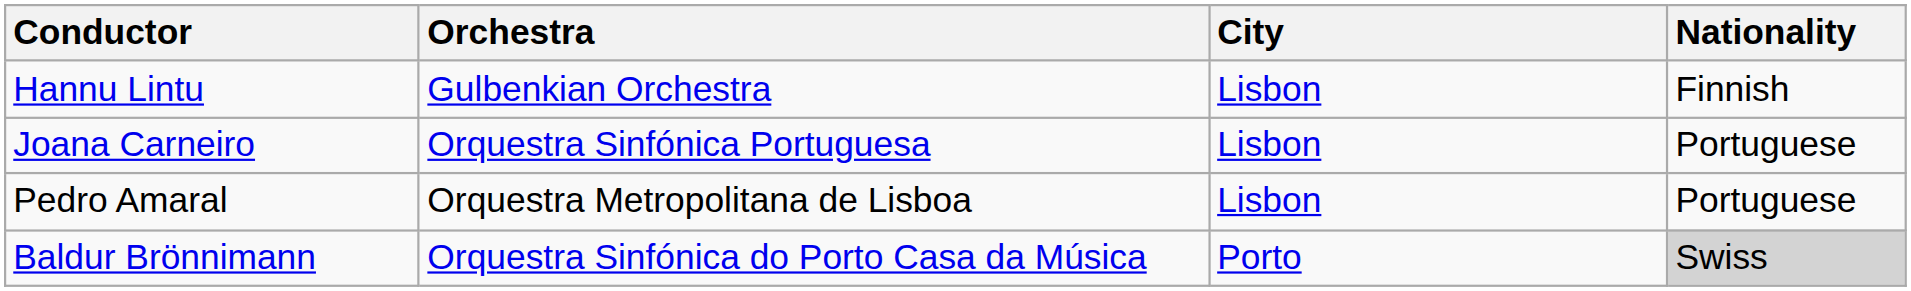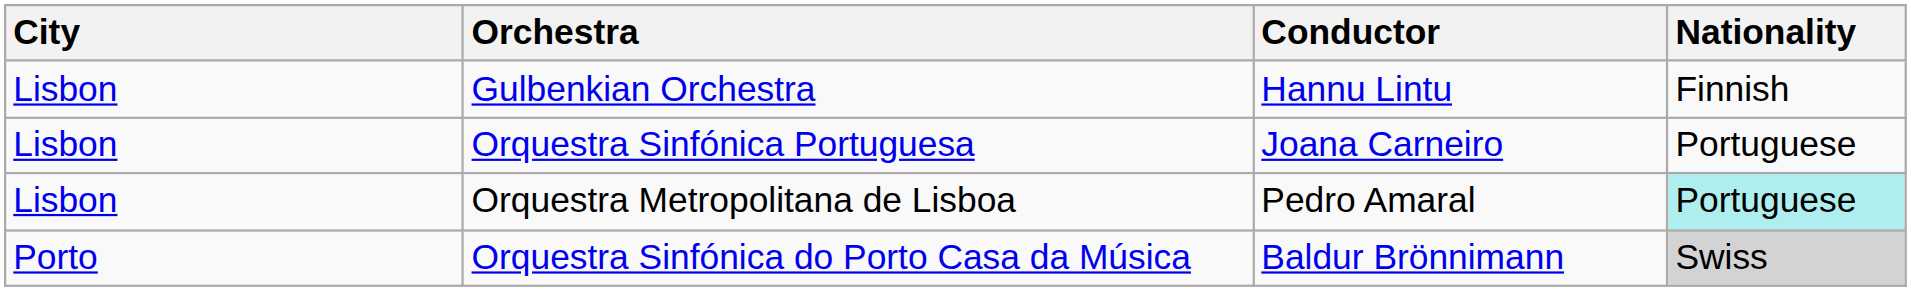columns swapped: (1251, 32) <-> (103, 32)
(1766, 200) no background -> (1766, 200) paleturquoise background
